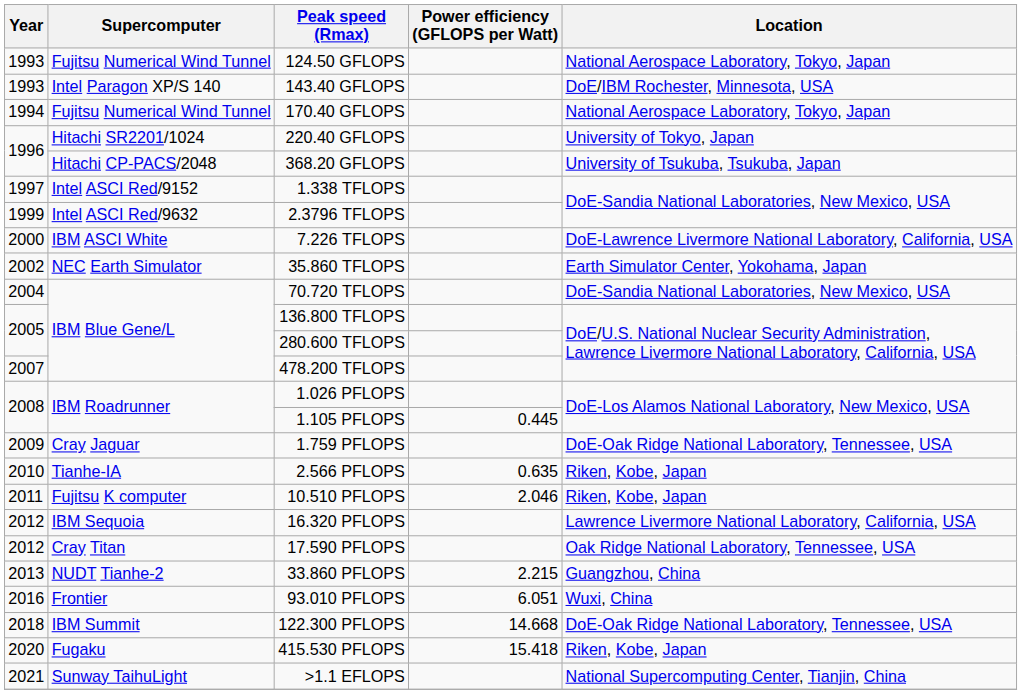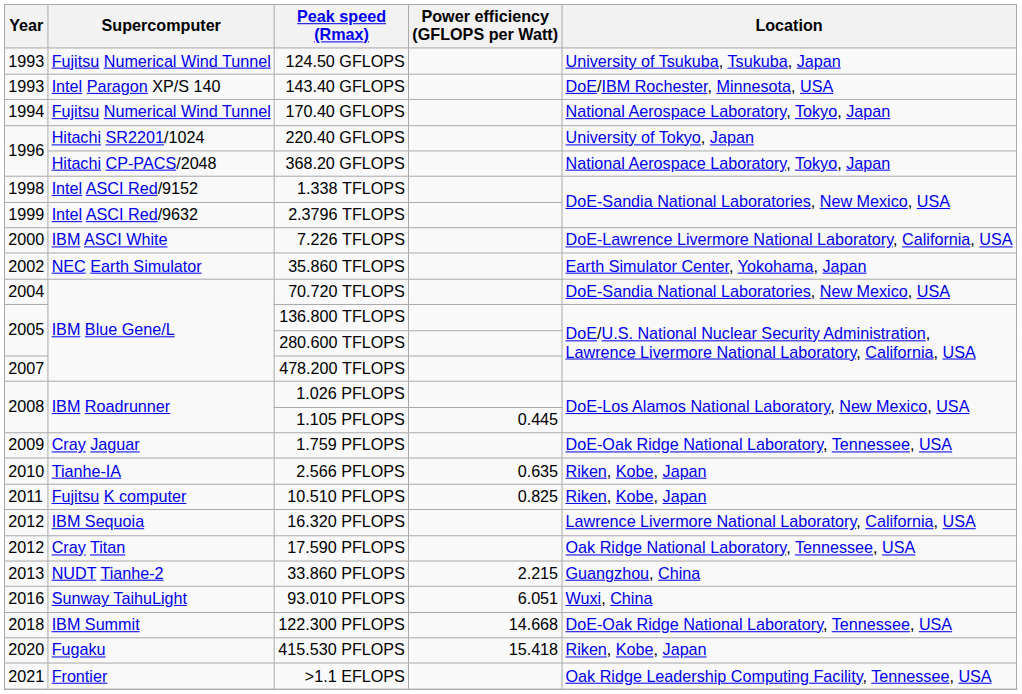(728, 61) National Aerospace Laboratory, Tokyo, Japan -> (703, 61) University of Tsukuba, Tsukuba, Japan
(703, 163) University of Tsukuba, Tsukuba, Japan -> (728, 163) National Aerospace Laboratory, Tokyo, Japan
(26, 189) 1997 -> (26, 189) 1998
(538, 496) 2.046 -> (538, 496) 0.825
(79, 599) Frontier -> (119, 599) Sunway TaihuLight
(119, 676) Sunway TaihuLight -> (79, 676) Frontier
(736, 676) National Supercomputing Center, Tianjin, China -> (779, 676) Oak Ridge Leadership Computing Facility, Tennessee, USA
